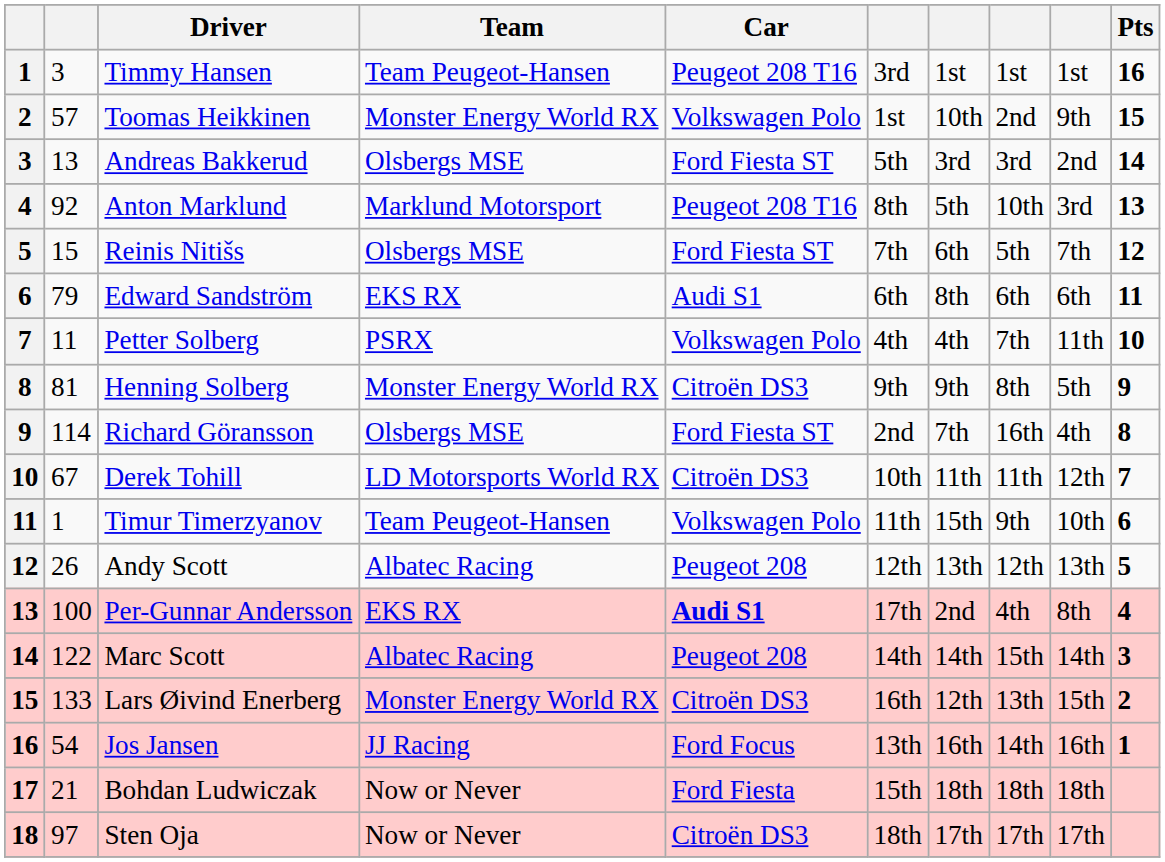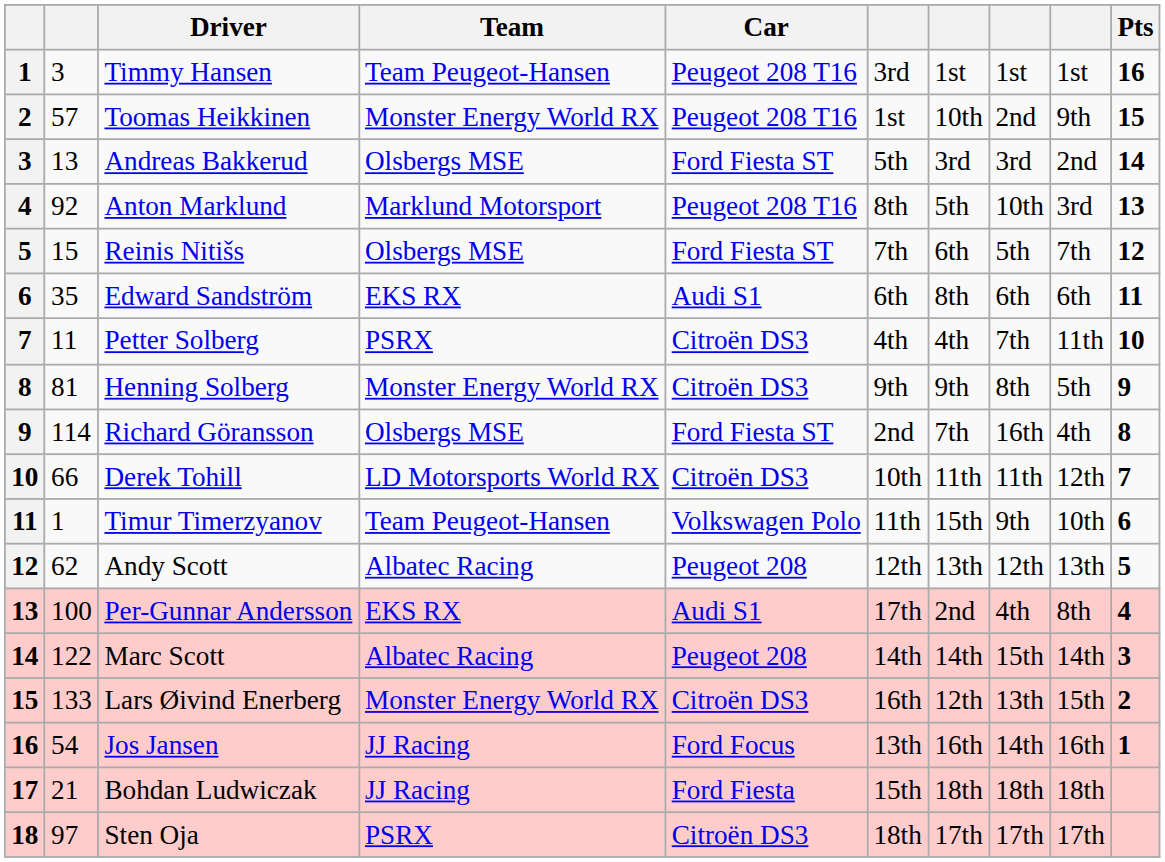(766, 116) Volkswagen Polo -> (764, 116) Peugeot 208 T16
(65, 296) 79 -> (65, 296) 35
(766, 341) Volkswagen Polo -> (740, 341) Citroën DS3
(65, 475) 67 -> (65, 475) 66
(65, 565) 26 -> (65, 565) 62
(718, 610) bold -> (717, 610) normal
(443, 789) Now or Never -> (417, 789) JJ Racing
(443, 834) Now or Never -> (399, 834) PSRX
